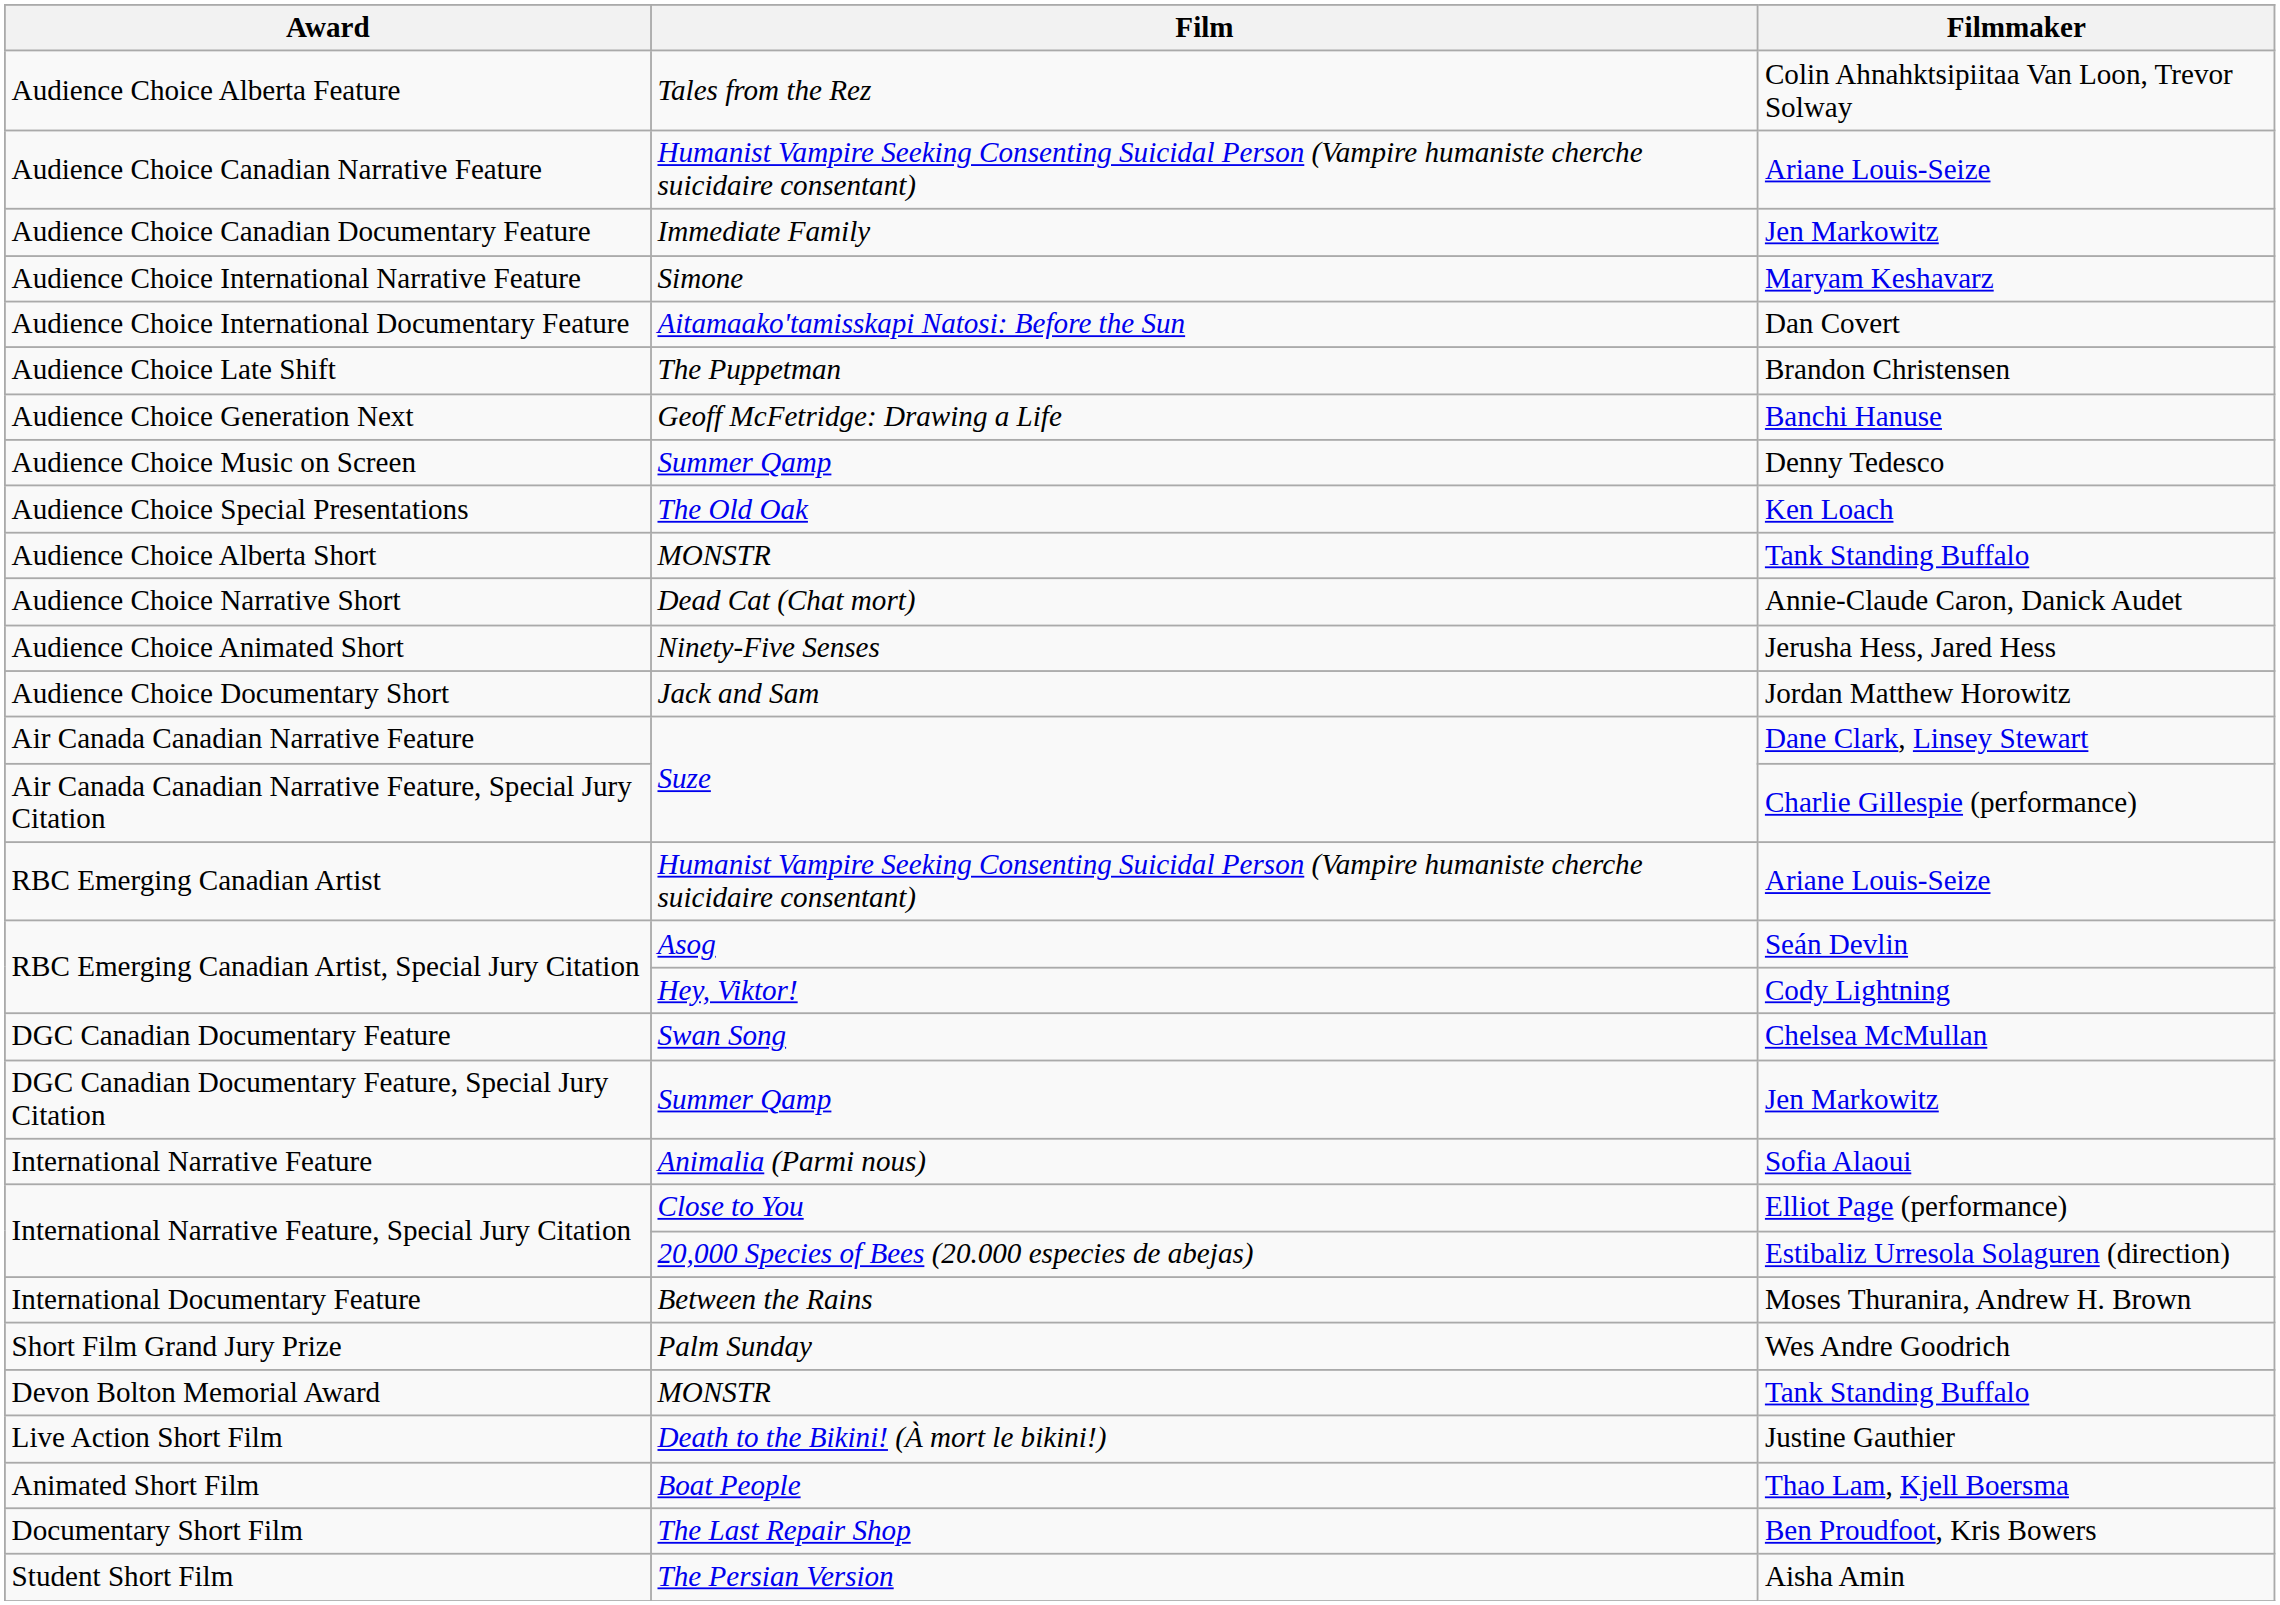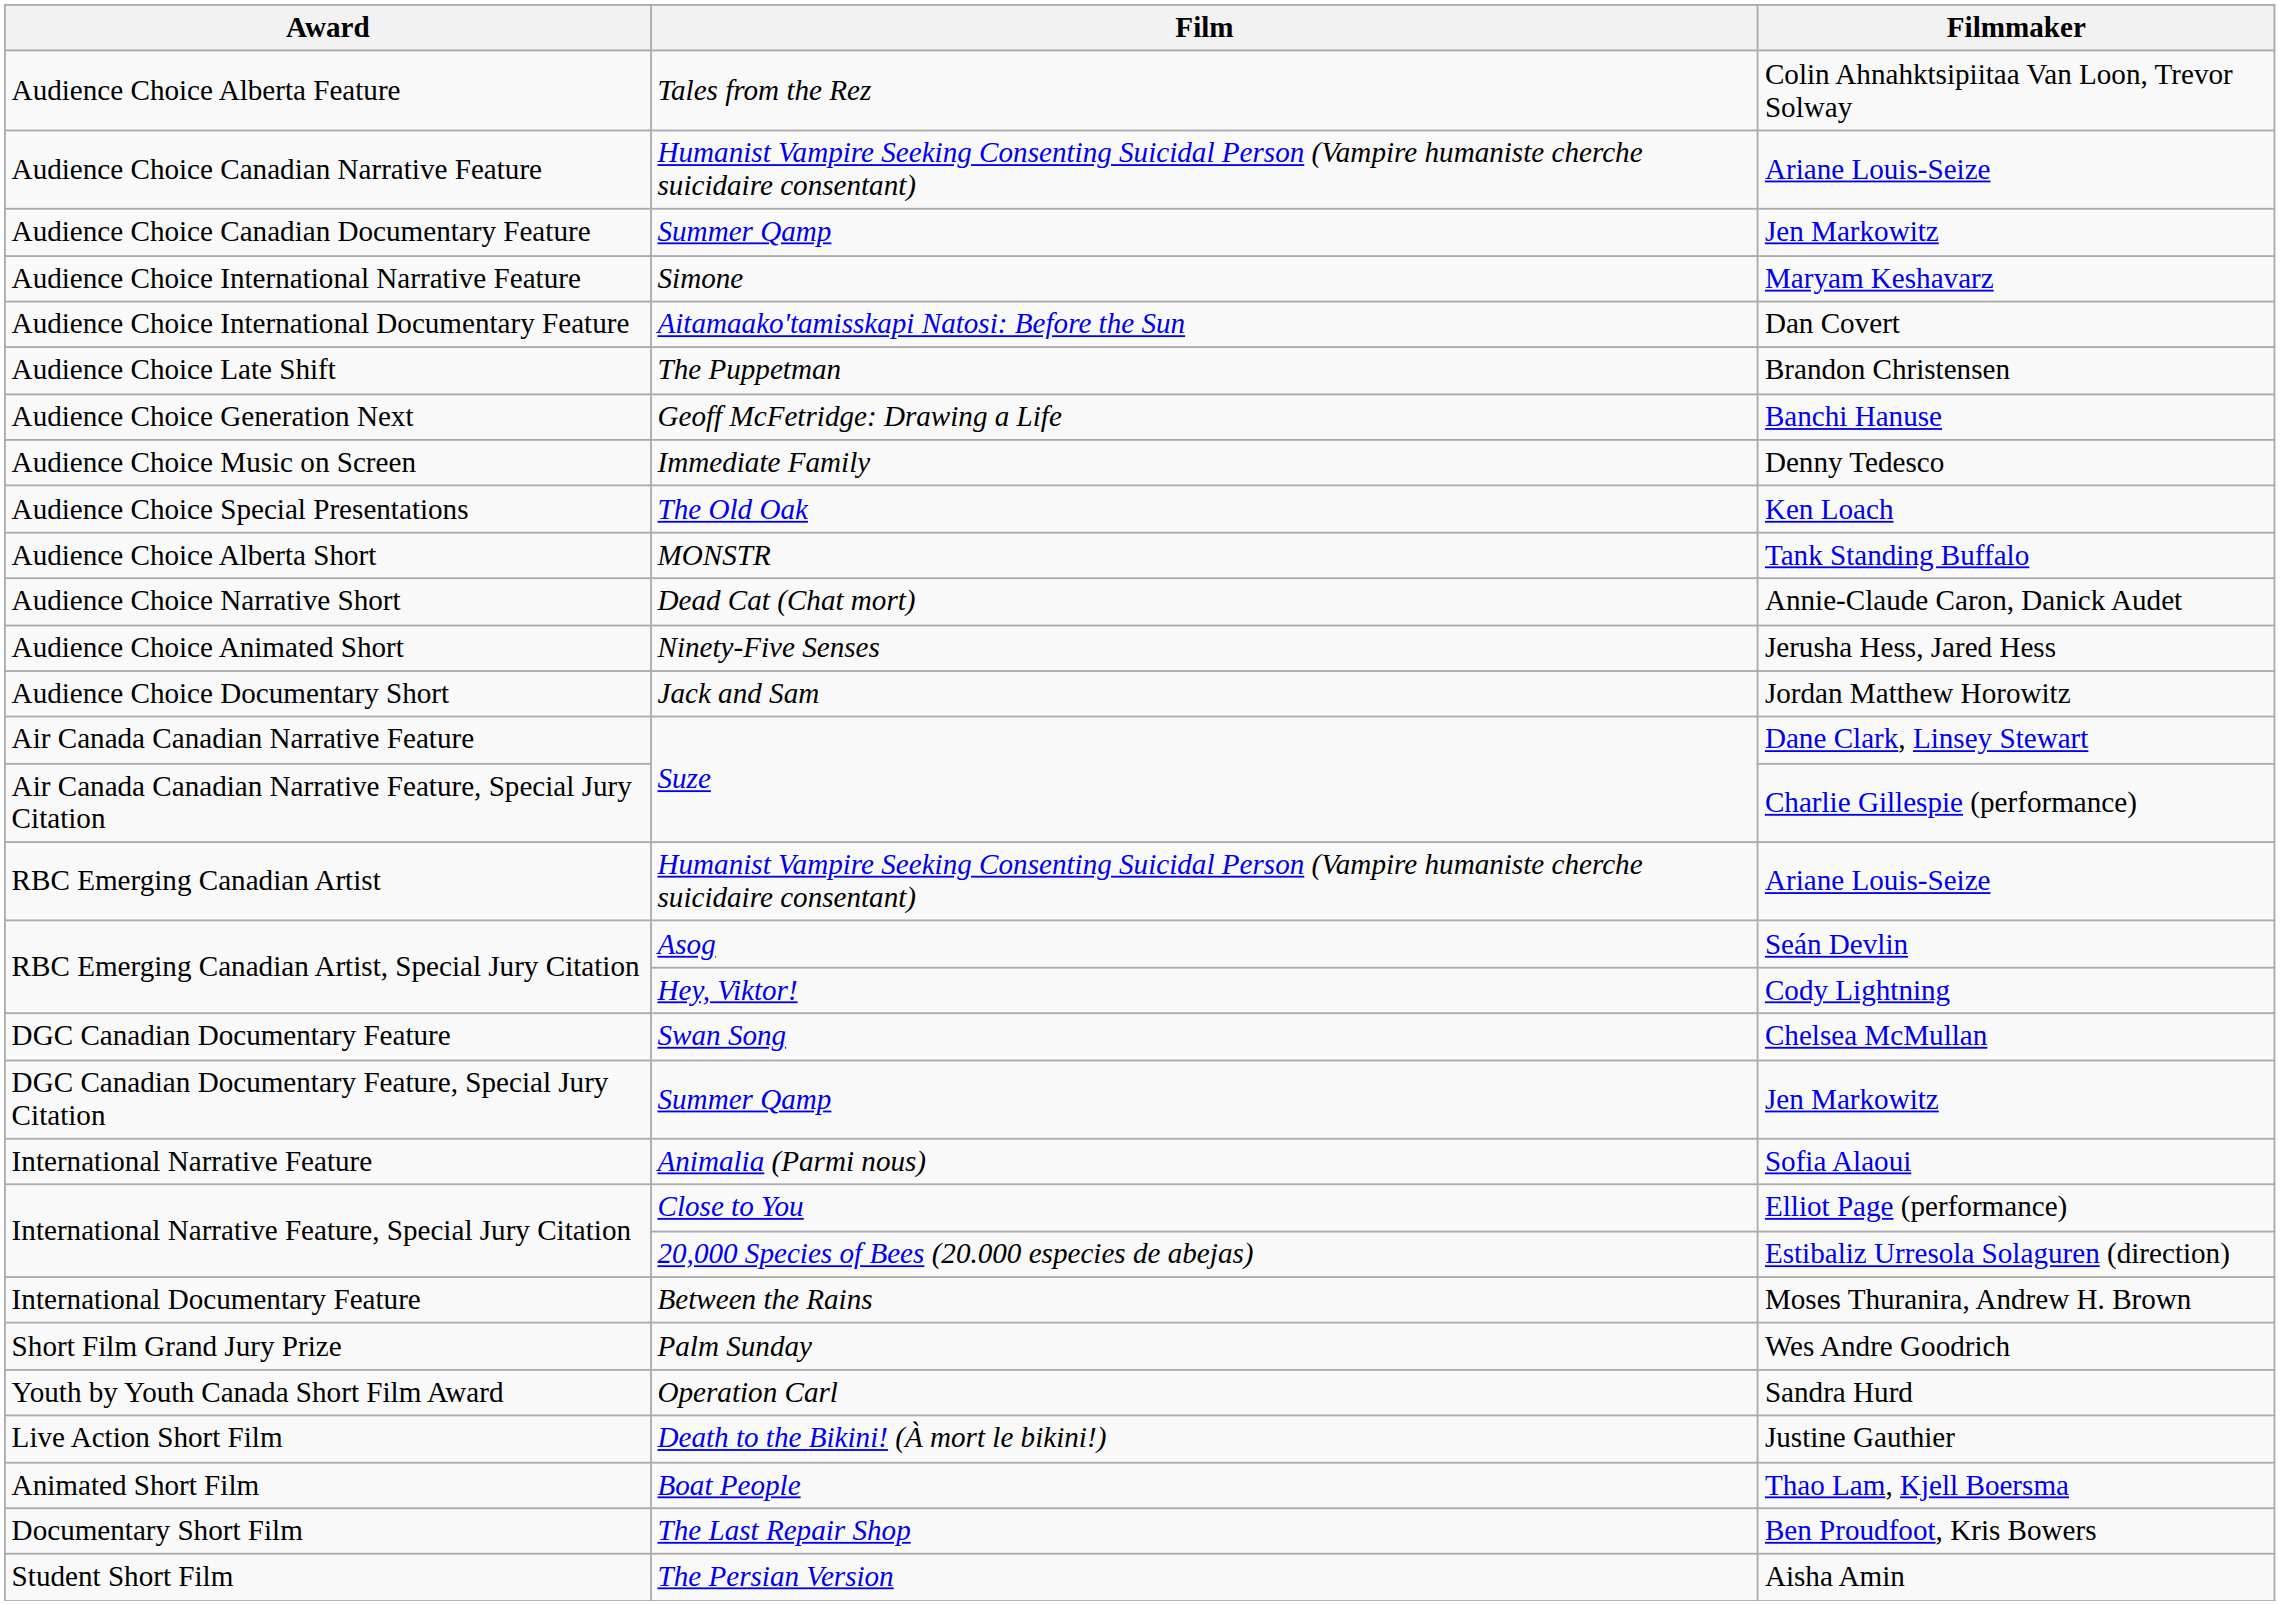(764, 231) Immediate Family -> (744, 231) Summer Qamp
(744, 462) Summer Qamp -> (764, 462) Immediate Family
- row: (196, 1392)
+ row: (258, 1392)
